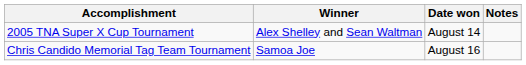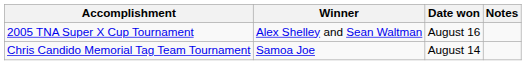(454, 32) August 14 -> (454, 32) August 16
(454, 50) August 16 -> (454, 50) August 14
